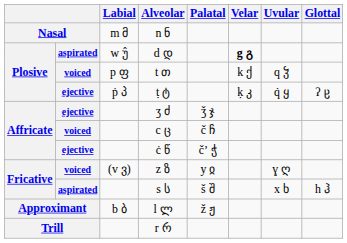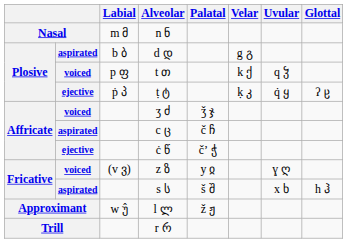(119, 52) w უ̂ -> (119, 52) b ბ
(245, 52) bold -> (245, 52) normal
(78, 111) ejective -> (78, 111) voiced
(78, 131) voiced -> (78, 131) aspirated
(119, 209) b ბ -> (119, 209) w უ̂
